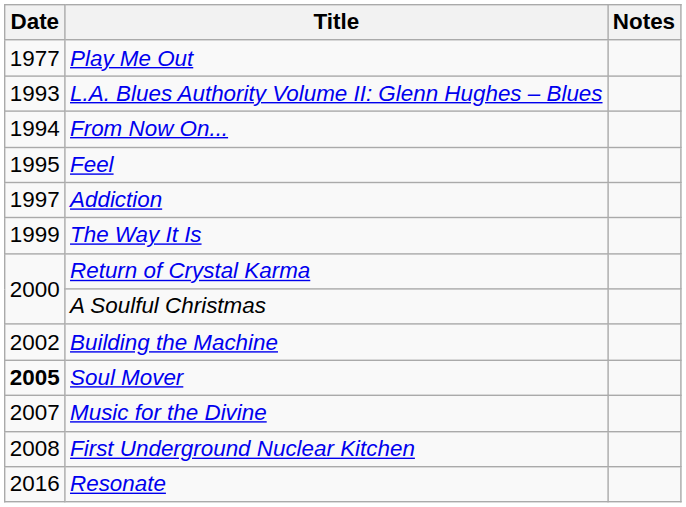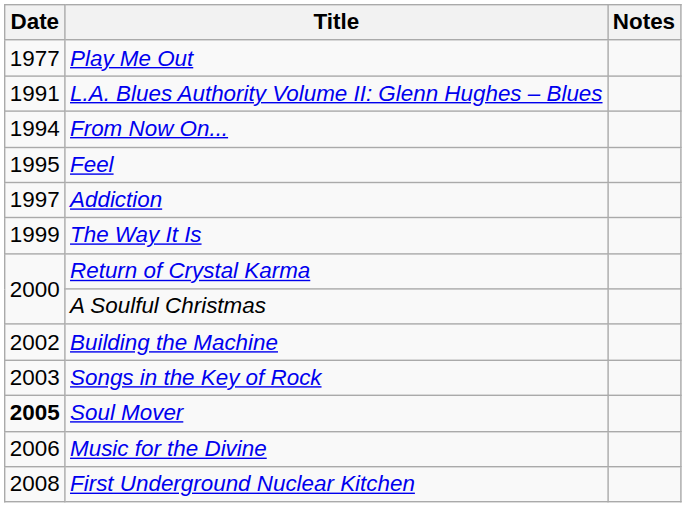(35, 93) 1993 -> (35, 93) 1991
+ row: (196, 377)
(35, 413) 2007 -> (35, 448) 2006
- row: (118, 484)
